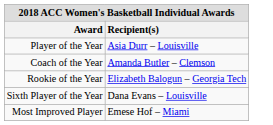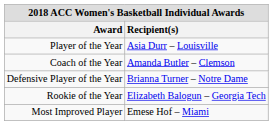+ row: (64, 79)
- row: (55, 96)
